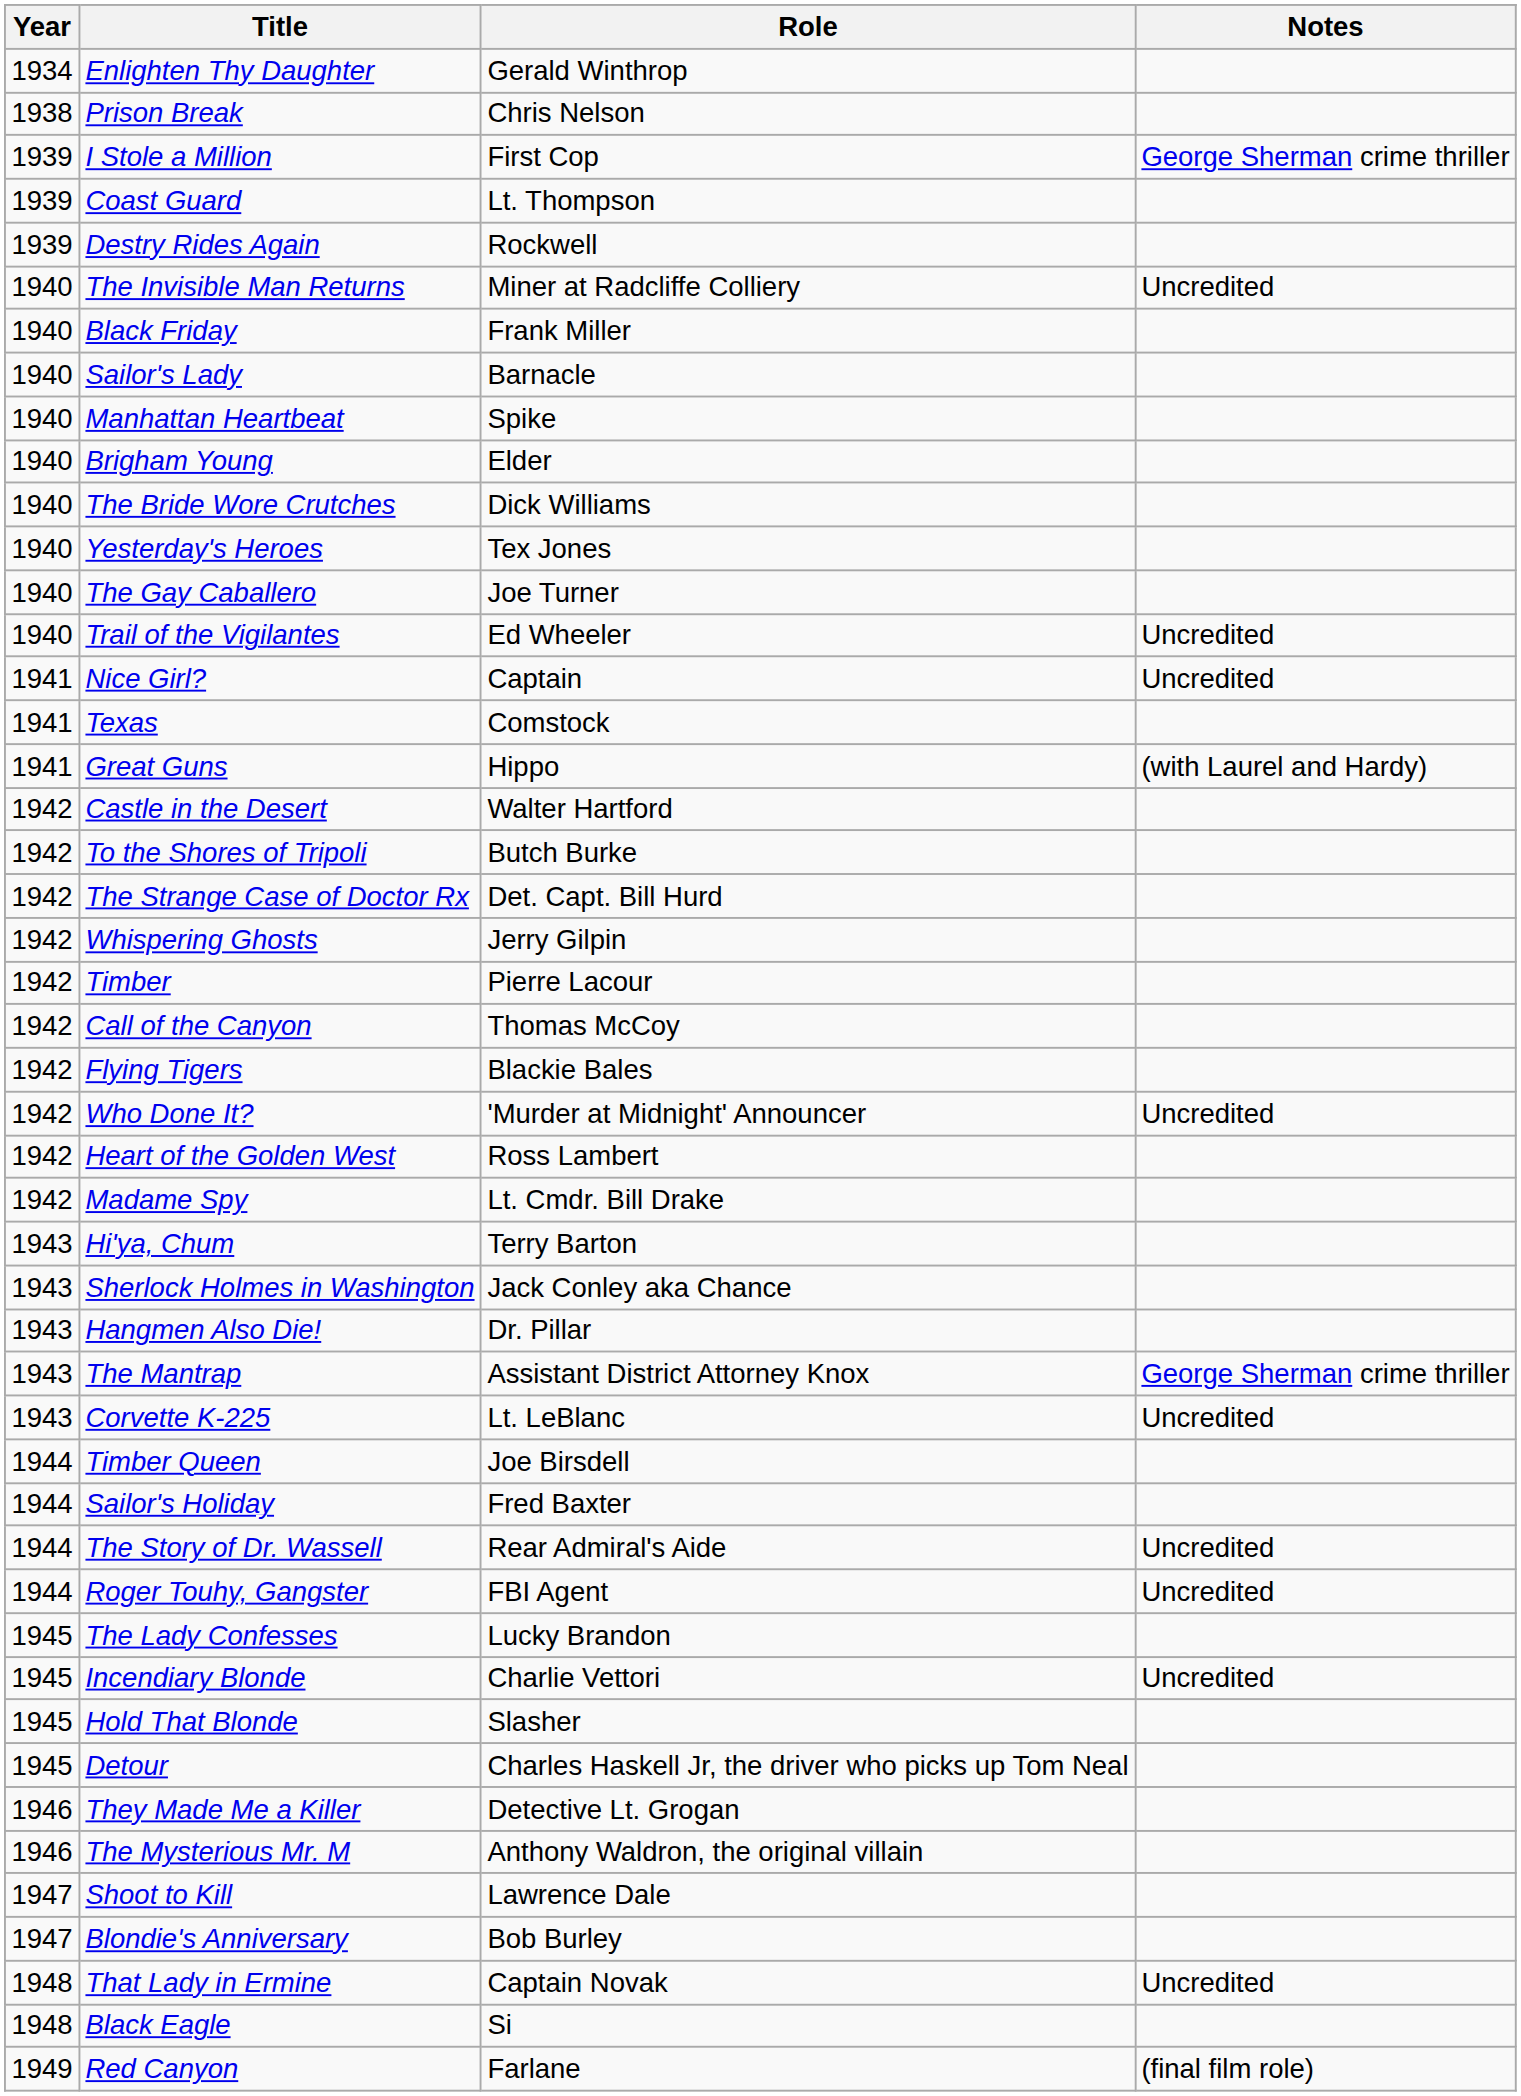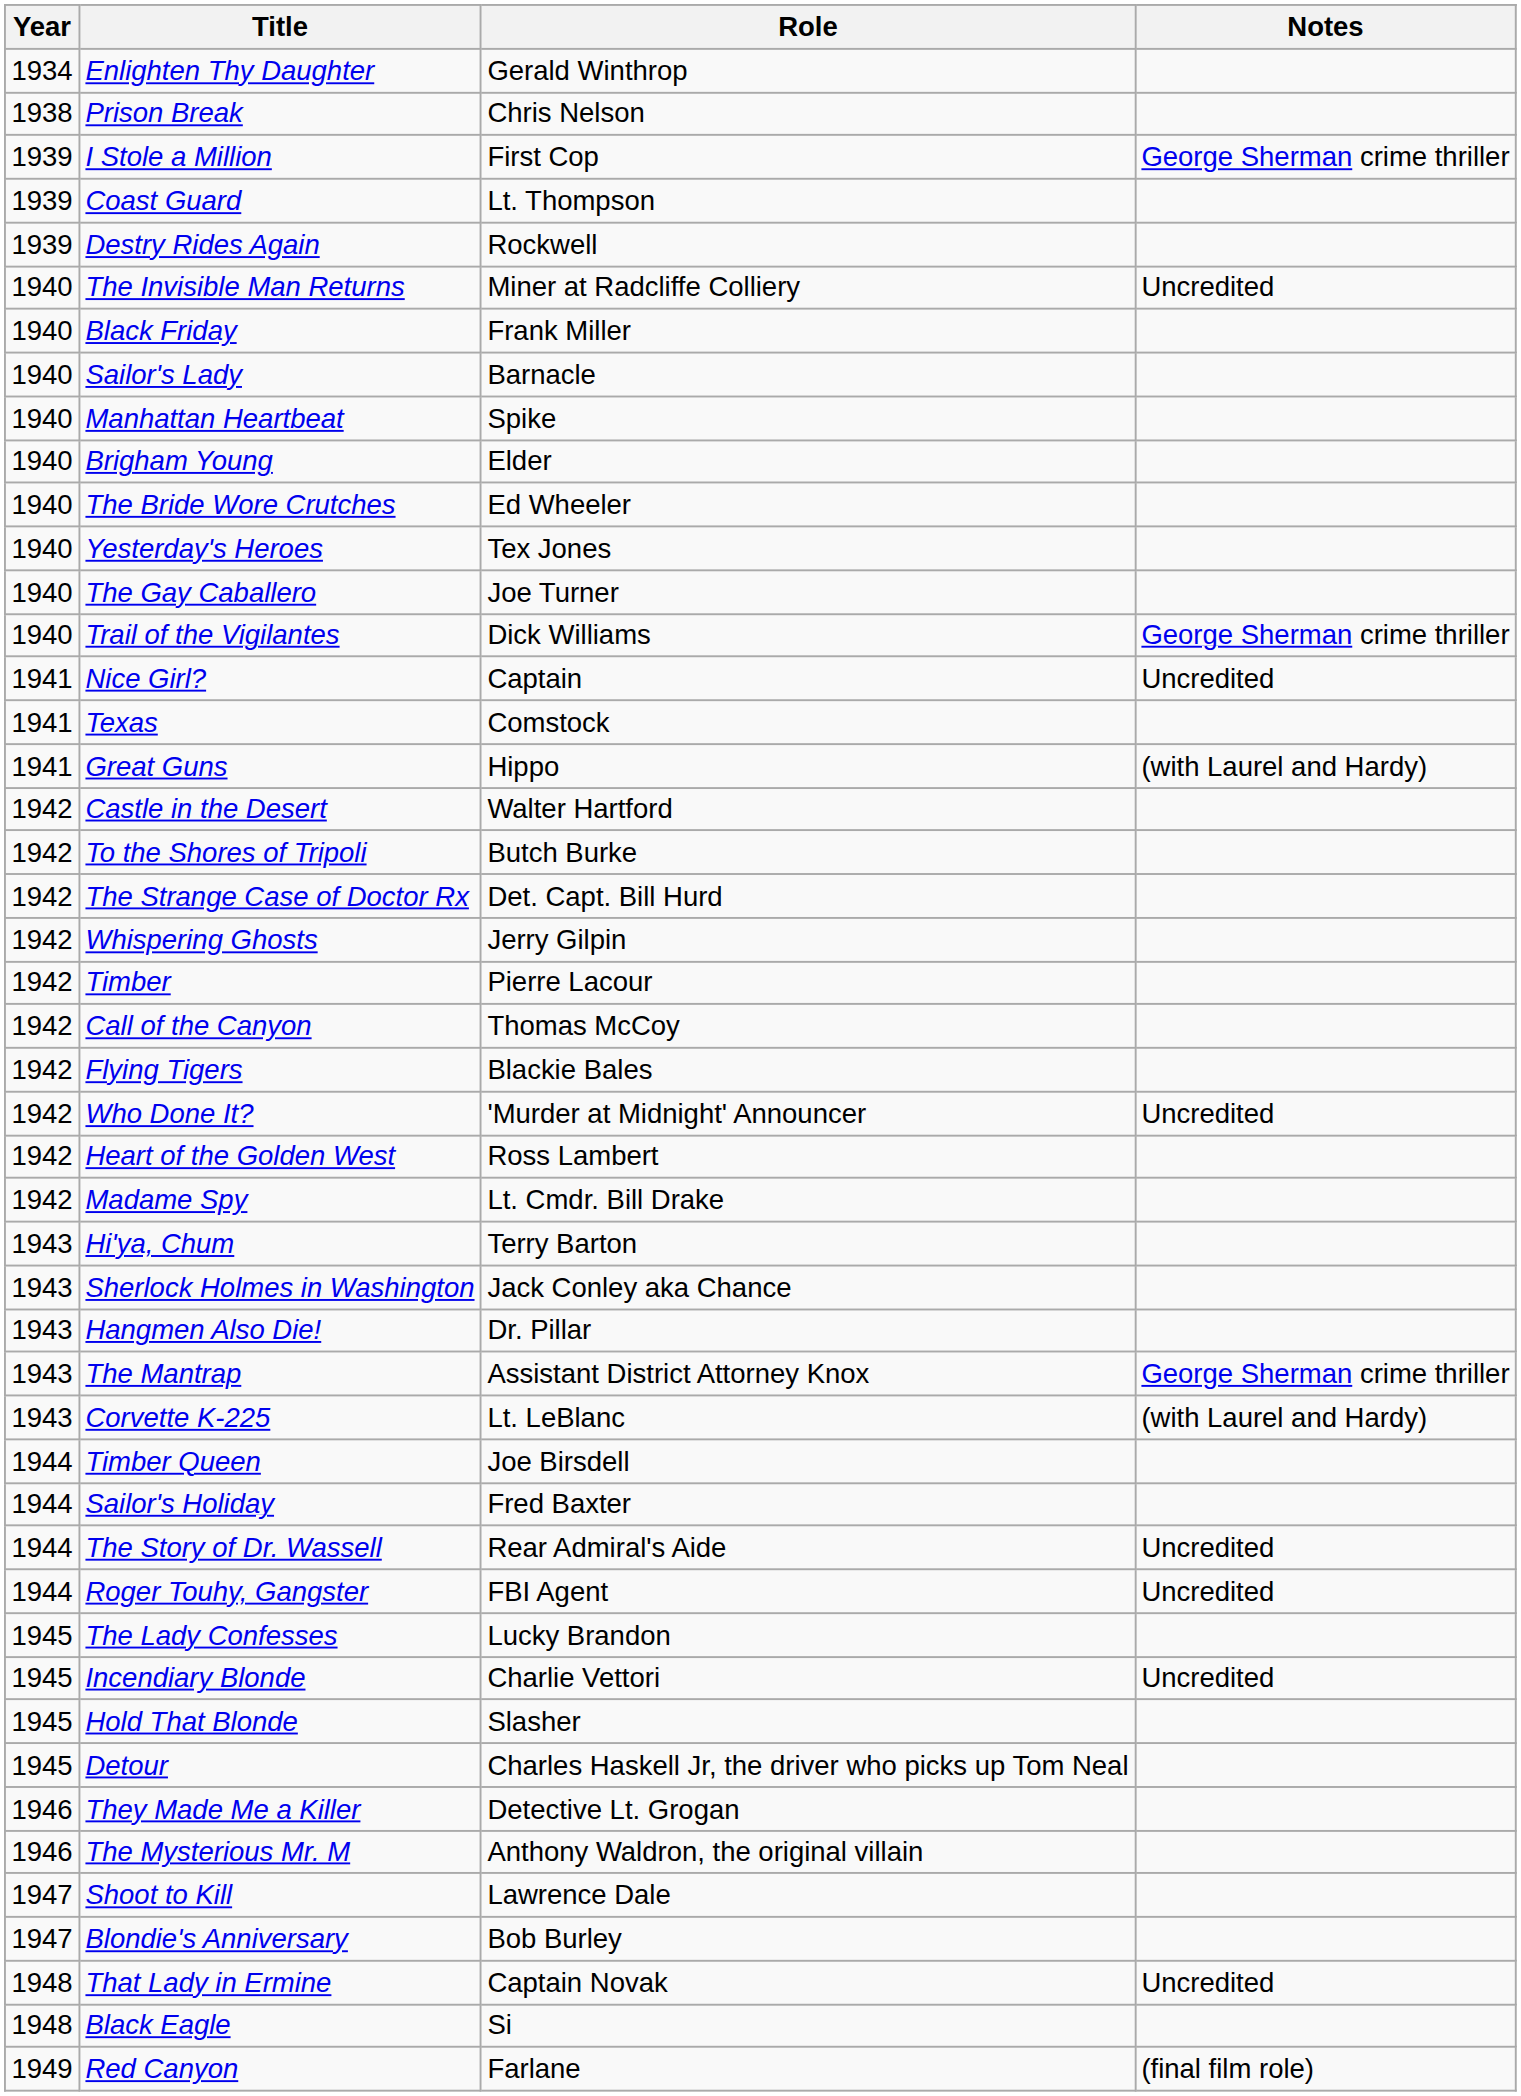(569, 505) Dick Williams -> (559, 505) Ed Wheeler
(559, 635) Ed Wheeler -> (569, 635) Dick Williams
(1208, 635) Uncredited -> (1325, 635) George Sherman crime thriller
(1208, 1418) Uncredited -> (1284, 1418) (with Laurel and Hardy)
